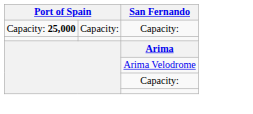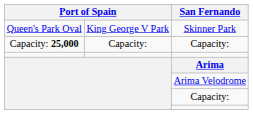+ row: (44, 28)
